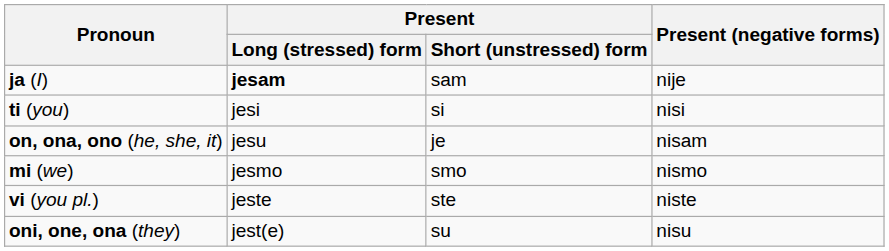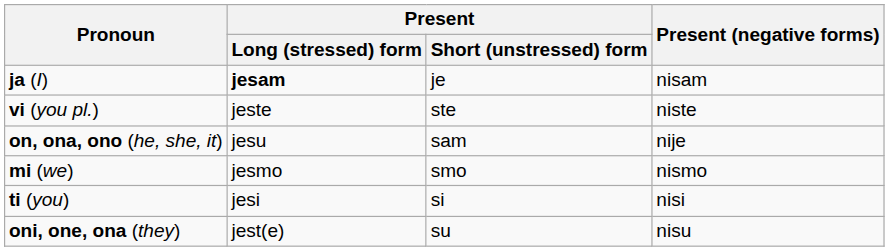(449, 79) sam -> (438, 79) je
(671, 79) nije -> (682, 79) nisam
rows swapped: (39, 110) <-> (54, 200)
(438, 140) je -> (449, 140) sam
(682, 140) nisam -> (671, 140) nije
